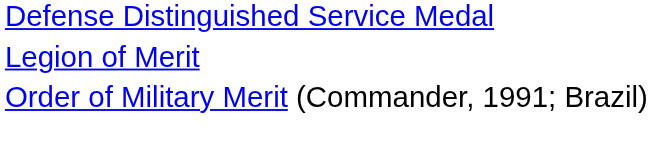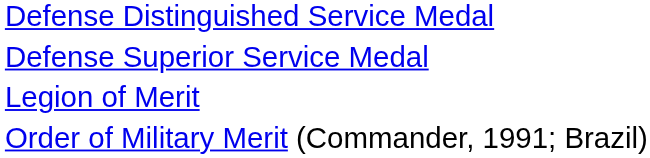+ row: (217, 57)
